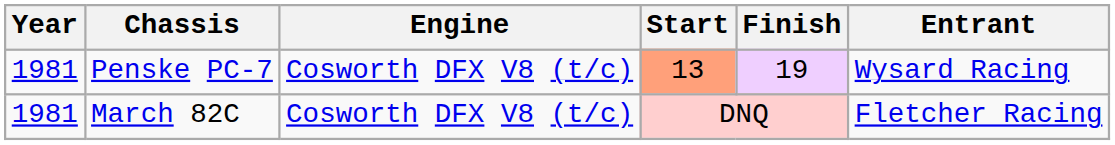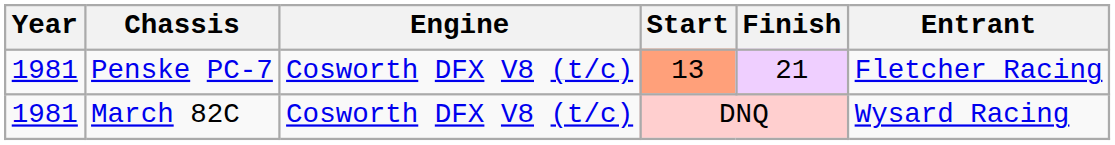(792, 72) 19 -> (792, 72) 21
(962, 72) Wysard Racing -> (979, 72) Fletcher Racing
(979, 117) Fletcher Racing -> (962, 117) Wysard Racing
